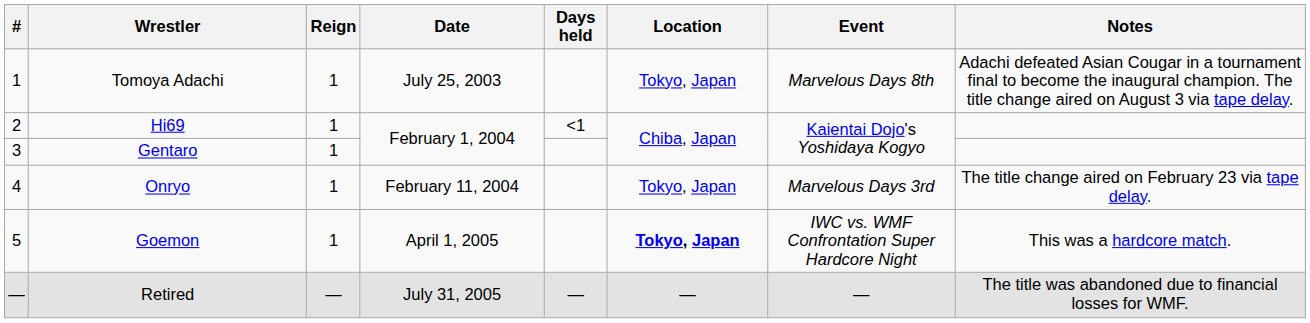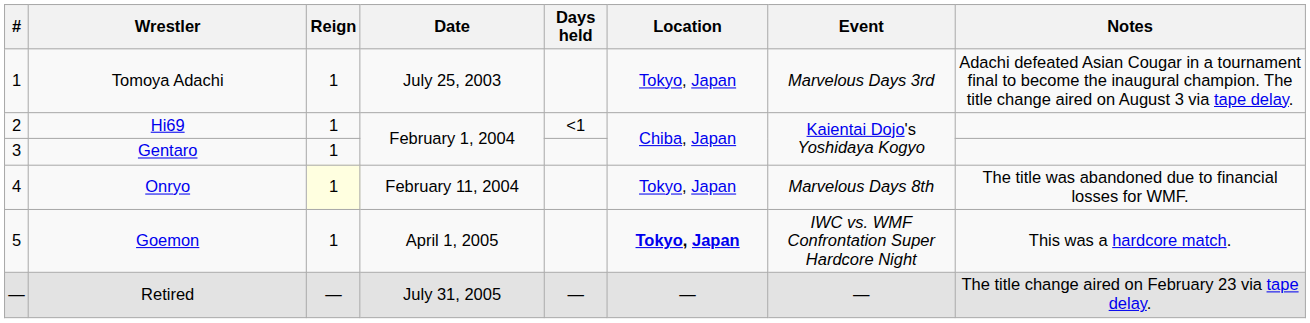(861, 80) Marvelous Days 8th -> (861, 80) Marvelous Days 3rd
(333, 187) no background -> (333, 187) lightyellow background
(861, 187) Marvelous Days 3rd -> (861, 187) Marvelous Days 8th
(1130, 187) The title change aired on February 23 via tape delay. -> (1130, 187) The title was abandoned due to financial losses for WMF.
(1130, 294) The title was abandoned due to financial losses for WMF. -> (1130, 294) The title change aired on February 23 via tape delay.
